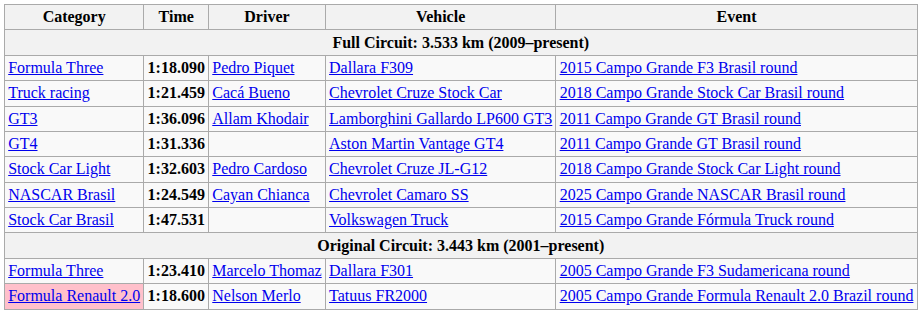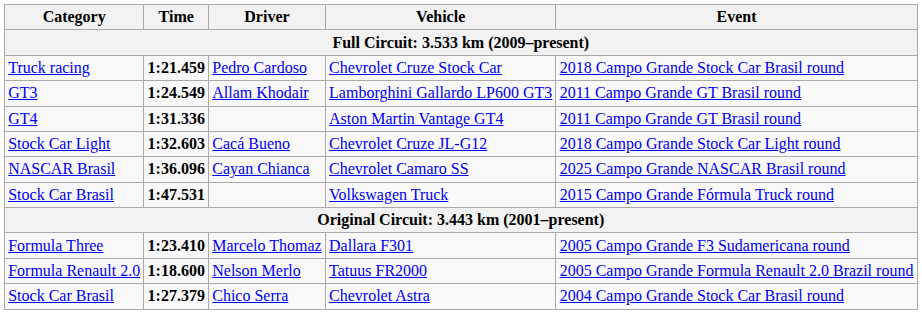- row: (371, 67)
(251, 93) Cacá Bueno -> (260, 67) Pedro Cardoso
(176, 118) 1:36.096 -> (176, 93) 1:24.549
(260, 169) Pedro Cardoso -> (251, 144) Cacá Bueno
(176, 194) 1:24.549 -> (176, 169) 1:36.096
(74, 296) pink background -> (74, 270) no background
+ row: (380, 296)
